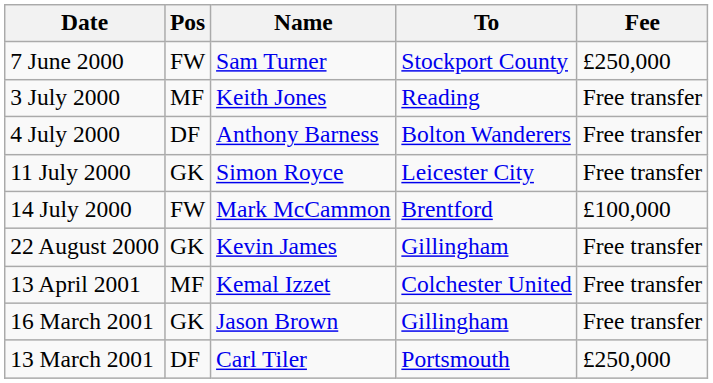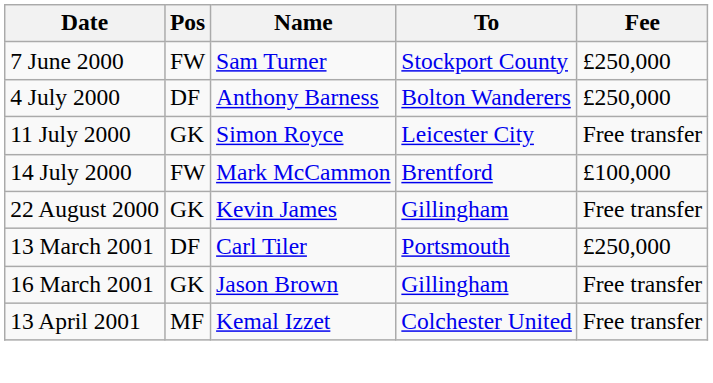- row: (65, 97)
(642, 135) Free transfer -> (627, 97) £250,000
rows swapped: (82, 358) <-> (75, 284)
